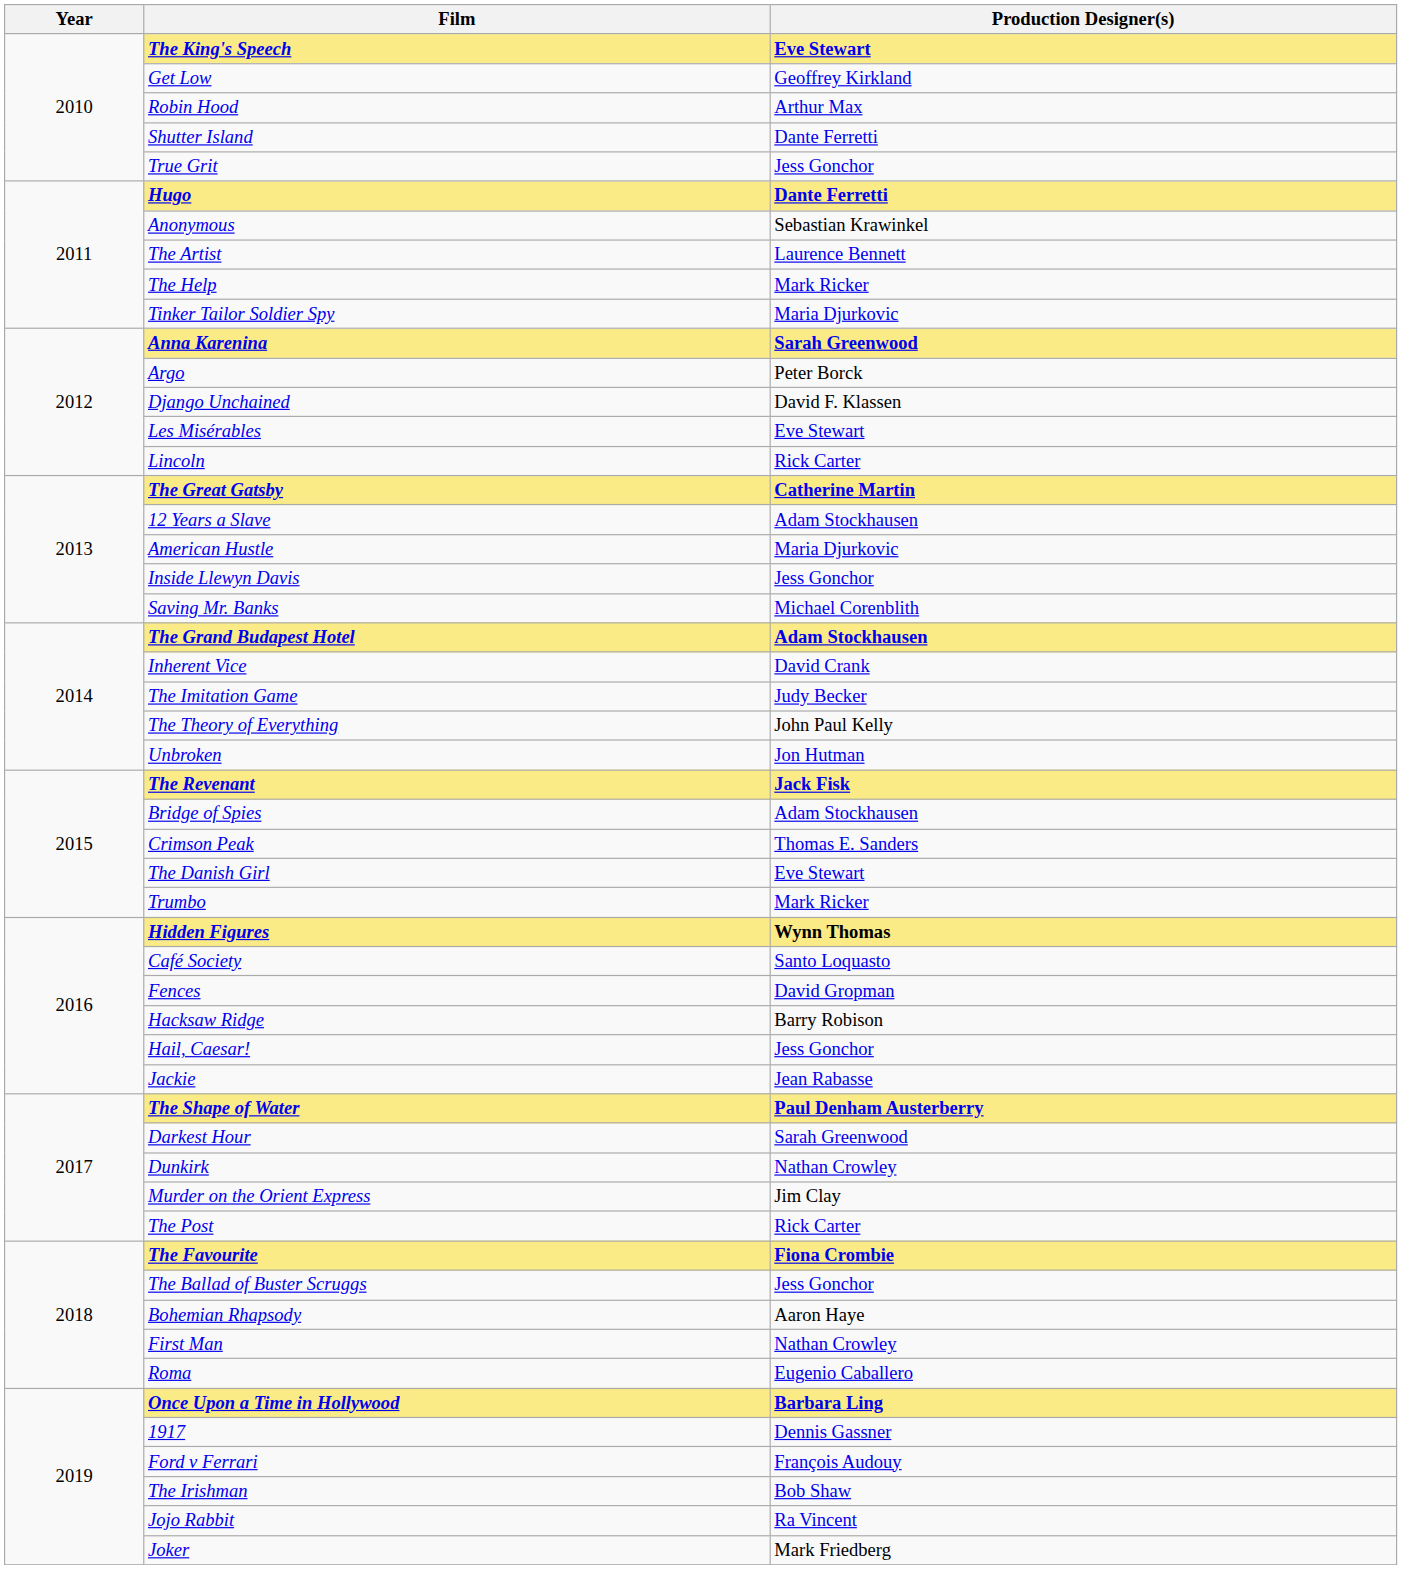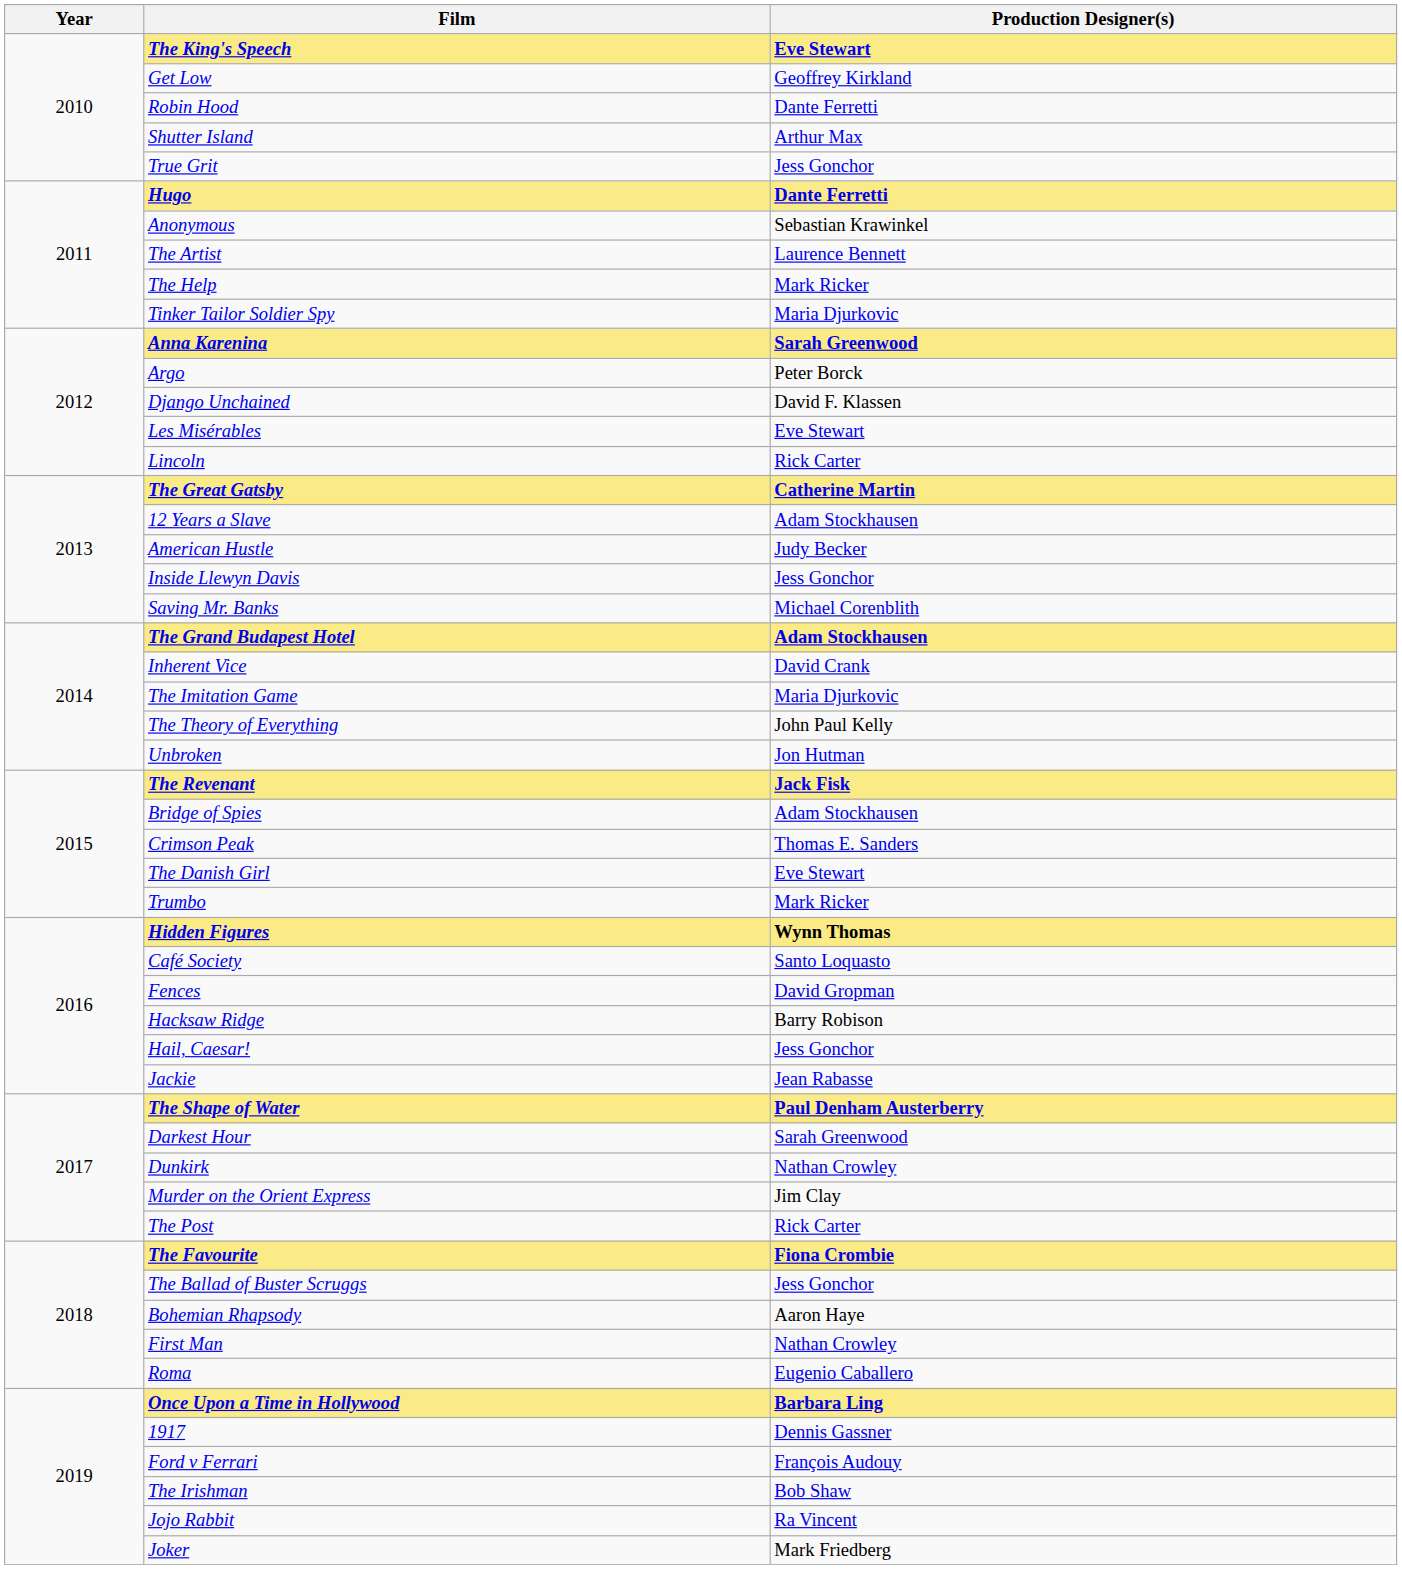(818, 107) Arthur Max -> (826, 107) Dante Ferretti
(826, 136) Dante Ferretti -> (818, 136) Arthur Max
(836, 549) Maria Djurkovic -> (820, 549) Judy Becker
(820, 696) Judy Becker -> (836, 696) Maria Djurkovic
